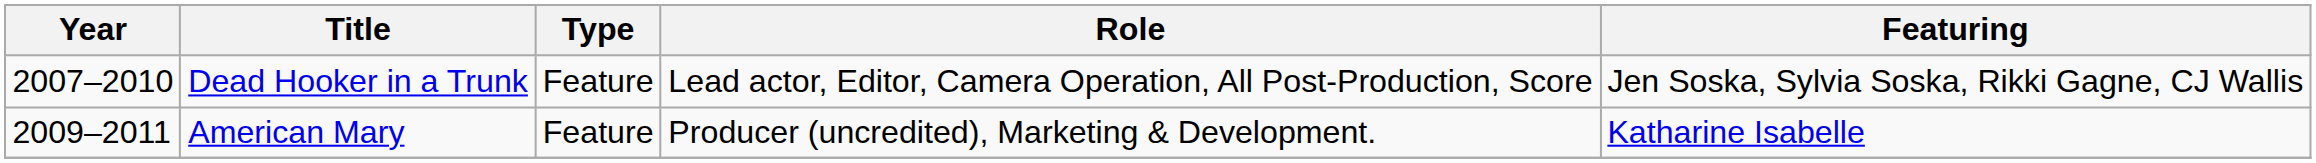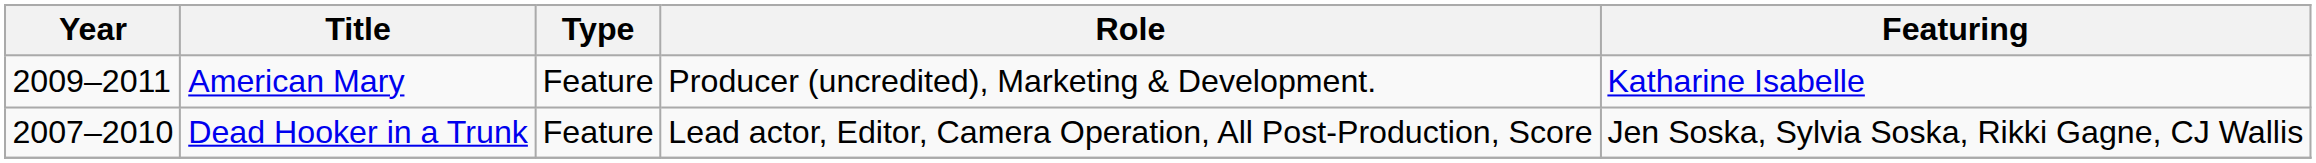rows swapped: (296, 132) <-> (358, 81)
